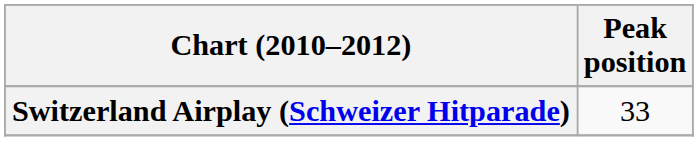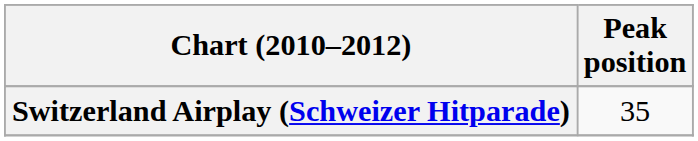(635, 110) 33 -> (635, 110) 35
